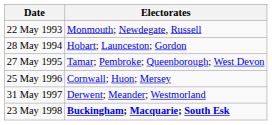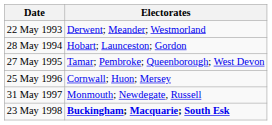(134, 29) Monmouth; Newdegate, Russell -> (136, 29) Derwent; Meander; Westmorland
(136, 95) Derwent; Meander; Westmorland -> (134, 95) Monmouth; Newdegate, Russell
